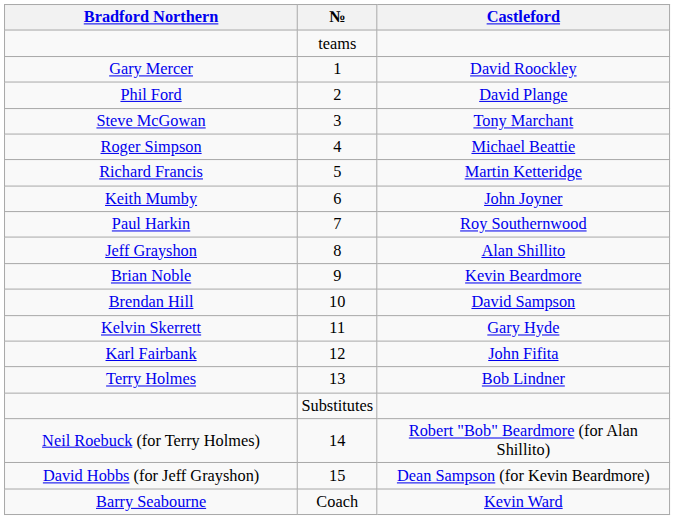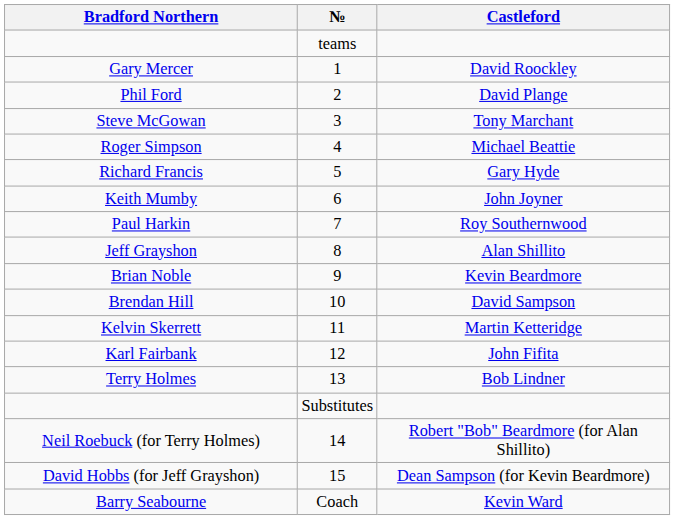(523, 172) Martin Ketteridge -> (523, 172) Gary Hyde
(523, 328) Gary Hyde -> (523, 328) Martin Ketteridge
